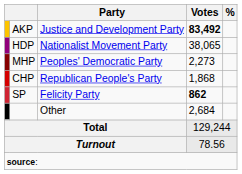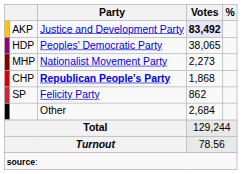(205, 29) no background -> (205, 29) lavender background
(104, 45) Nationalist Movement Party -> (101, 45) Peoples' Democratic Party
(101, 62) Peoples' Democratic Party -> (104, 62) Nationalist Movement Party
(101, 78) normal -> (105, 78) bold
(197, 95) bold -> (197, 95) normal
